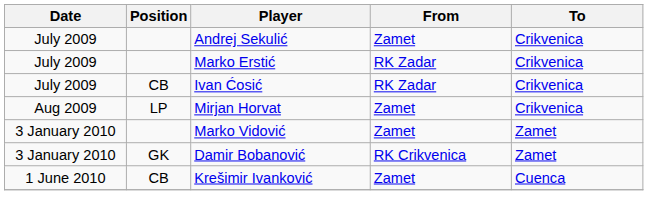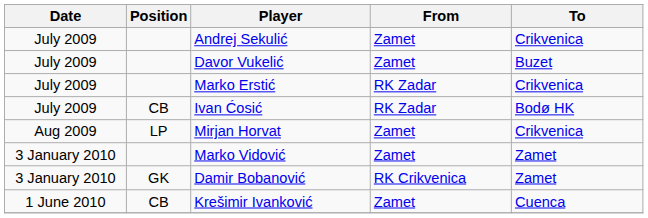+ row: (239, 62)
(549, 86) Crikvenica -> (545, 109) Bodø HK
